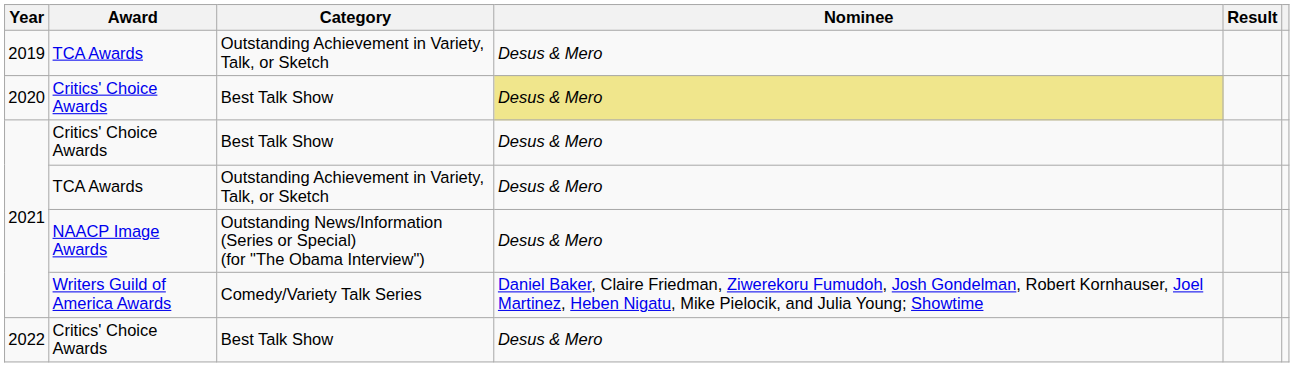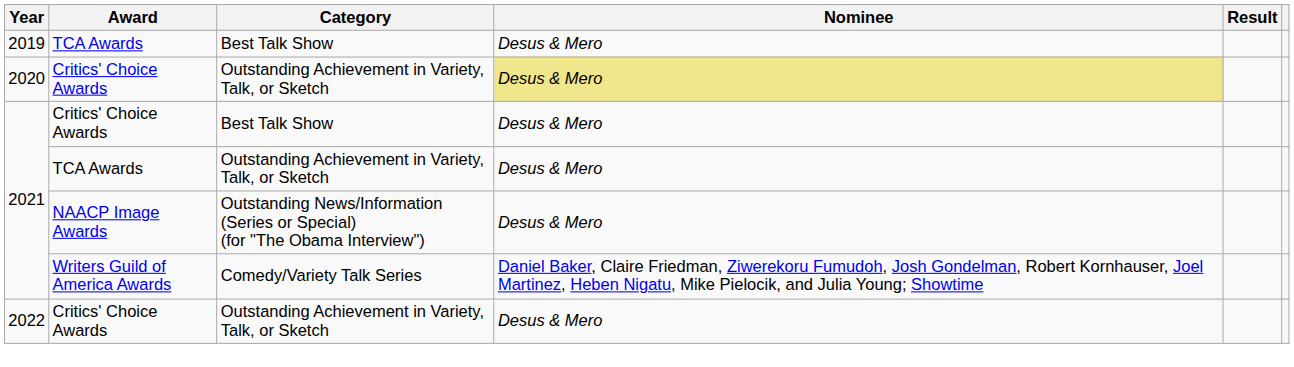(352, 52) Outstanding Achievement in Variety, Talk, or Sketch -> (277, 43) Best Talk Show
(277, 97) Best Talk Show -> (352, 79) Outstanding Achievement in Variety, Talk, or Sketch
(277, 339) Best Talk Show -> (352, 321) Outstanding Achievement in Variety, Talk, or Sketch
